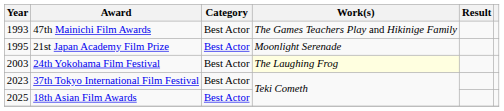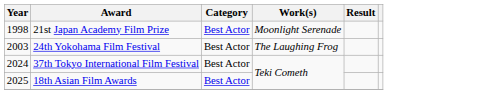- row: (92, 30)
(18, 47) 1995 -> (18, 30) 1998
(296, 64) lightyellow background -> (296, 47) no background
(18, 81) 2023 -> (18, 64) 2024
